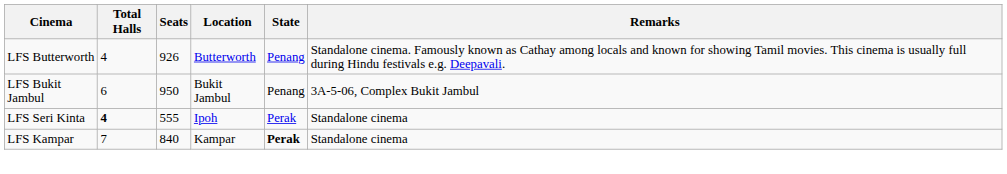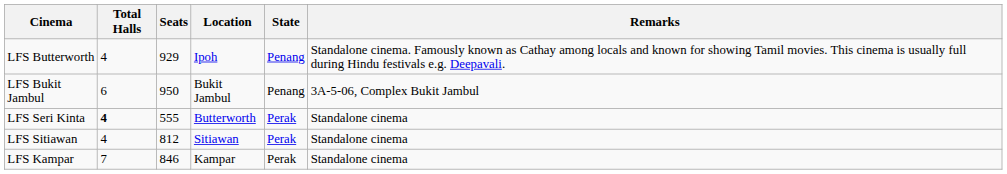(169, 56) 926 -> (169, 56) 929
(225, 56) Butterworth -> (206, 56) Ipoh
(206, 118) Ipoh -> (225, 118) Butterworth
+ row: (42, 139)
(169, 139) 840 -> (169, 159) 846
(283, 139) bold -> (282, 159) normal
